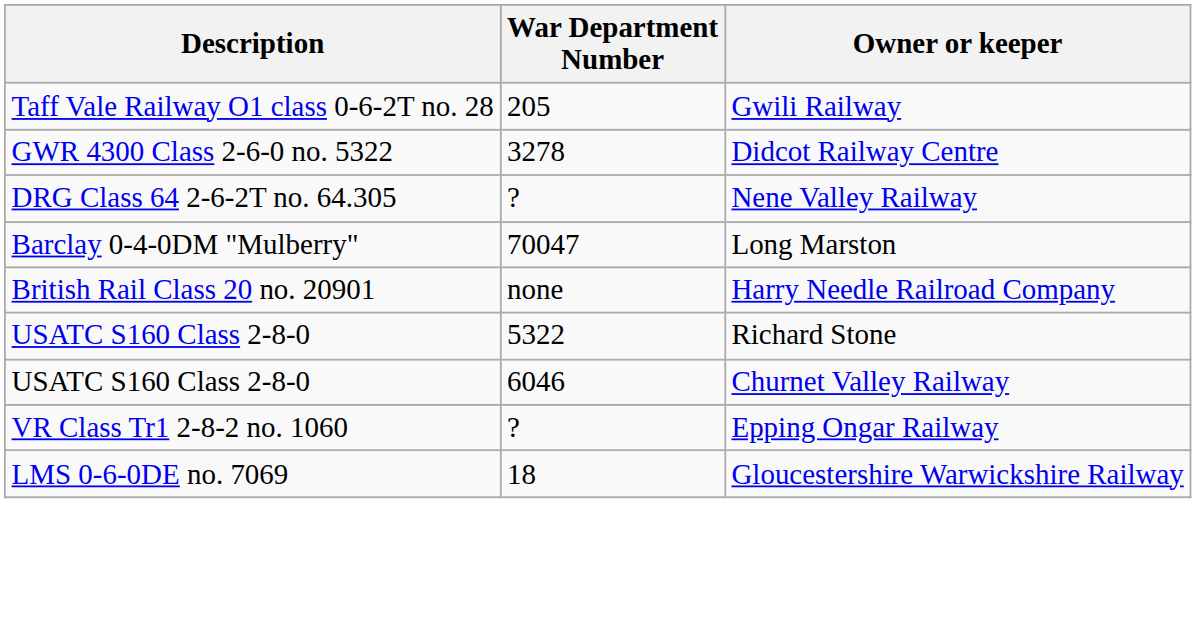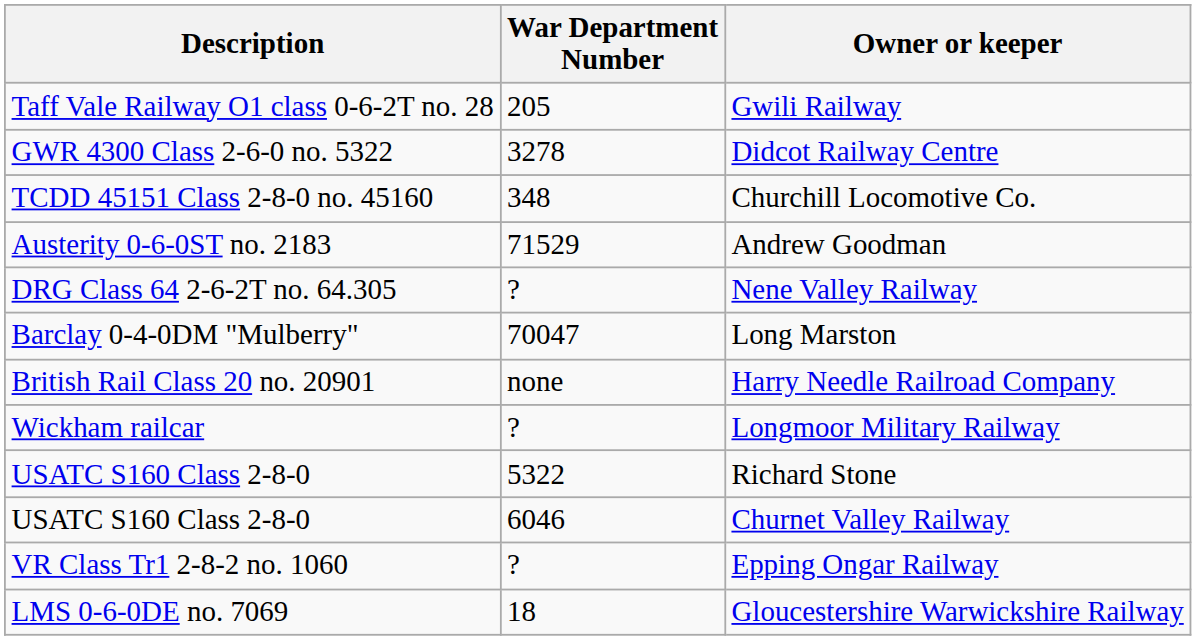+ row: (884, 197)
+ row: (839, 243)
+ row: (896, 427)
